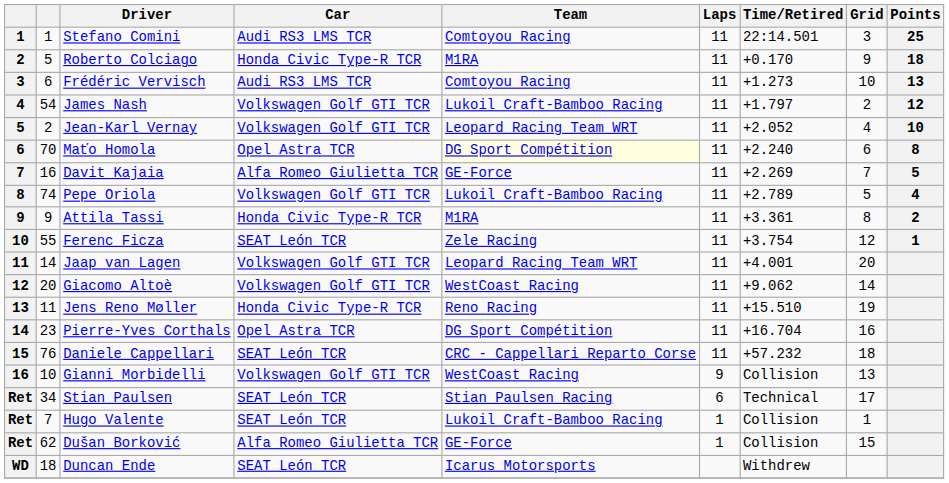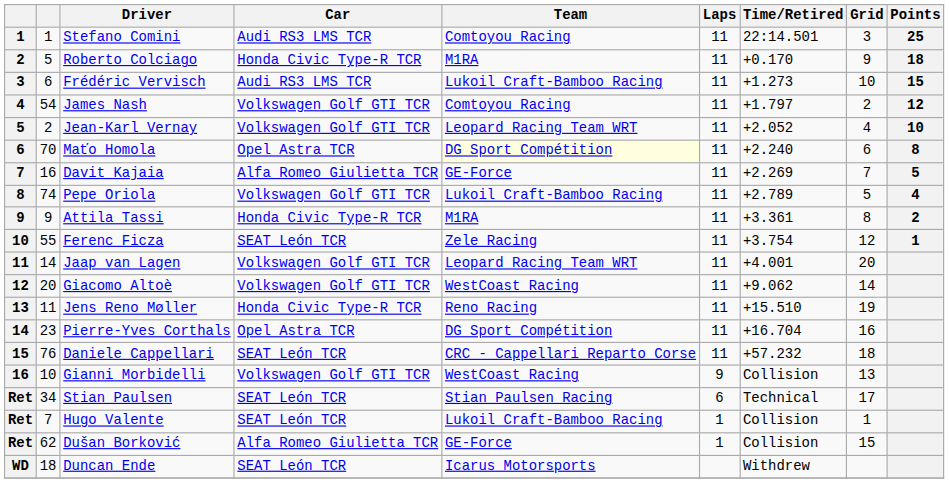(508, 84) Comtoyou Racing -> (554, 84) Lukoil Craft-Bamboo Racing
(915, 84) 13 -> (915, 84) 15
(554, 106) Lukoil Craft-Bamboo Racing -> (508, 106) Comtoyou Racing
